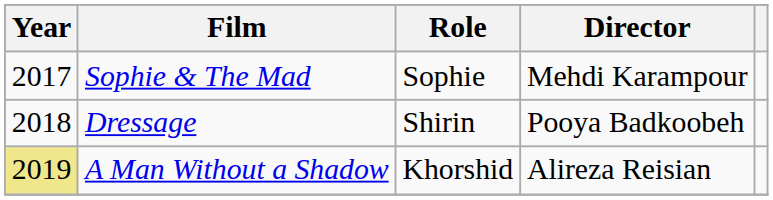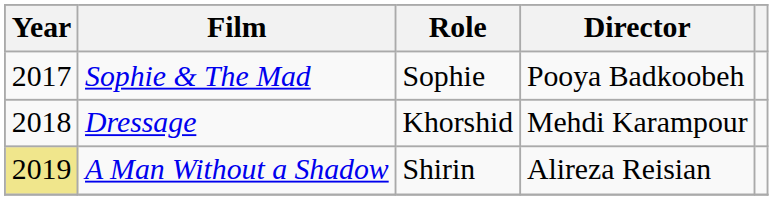(637, 75) Mehdi Karampour -> (636, 75) Pooya Badkoobeh
(439, 122) Shirin -> (458, 122) Khorshid
(636, 122) Pooya Badkoobeh -> (637, 122) Mehdi Karampour
(458, 169) Khorshid -> (439, 169) Shirin
